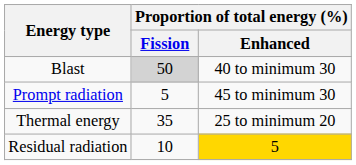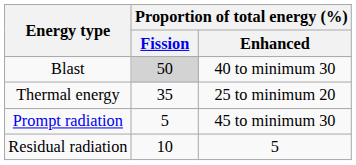rows swapped: (68, 120) <-> (68, 95)
(275, 146) gold background -> (275, 146) no background
